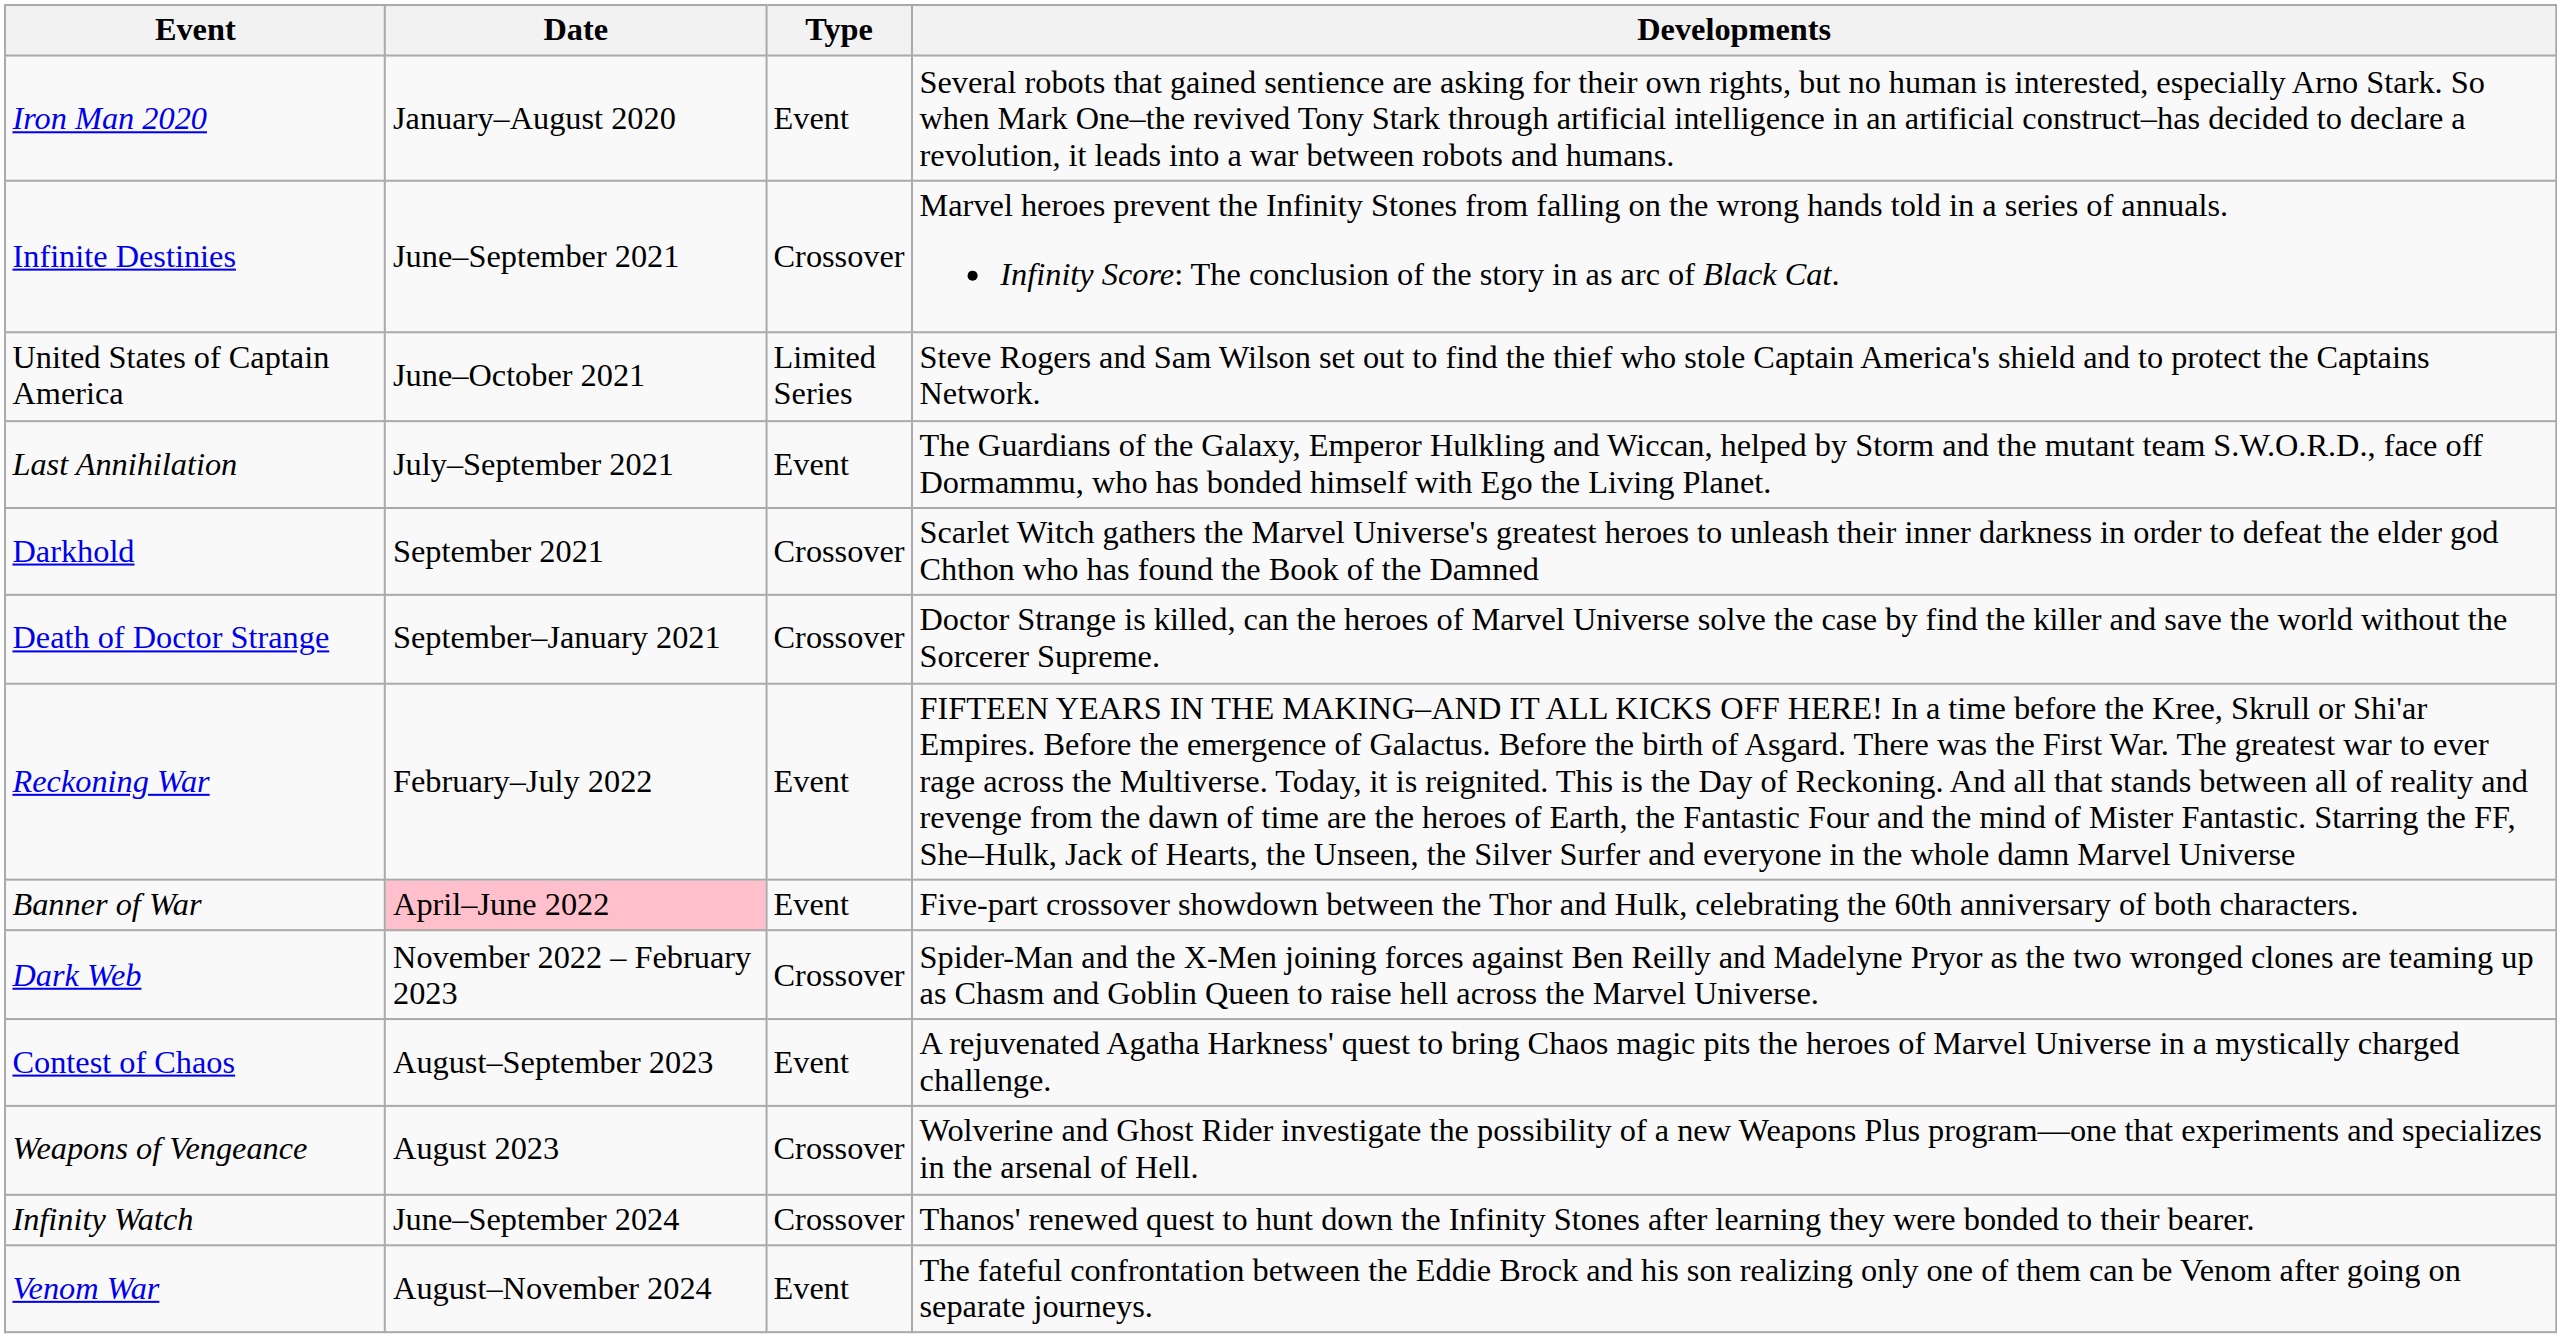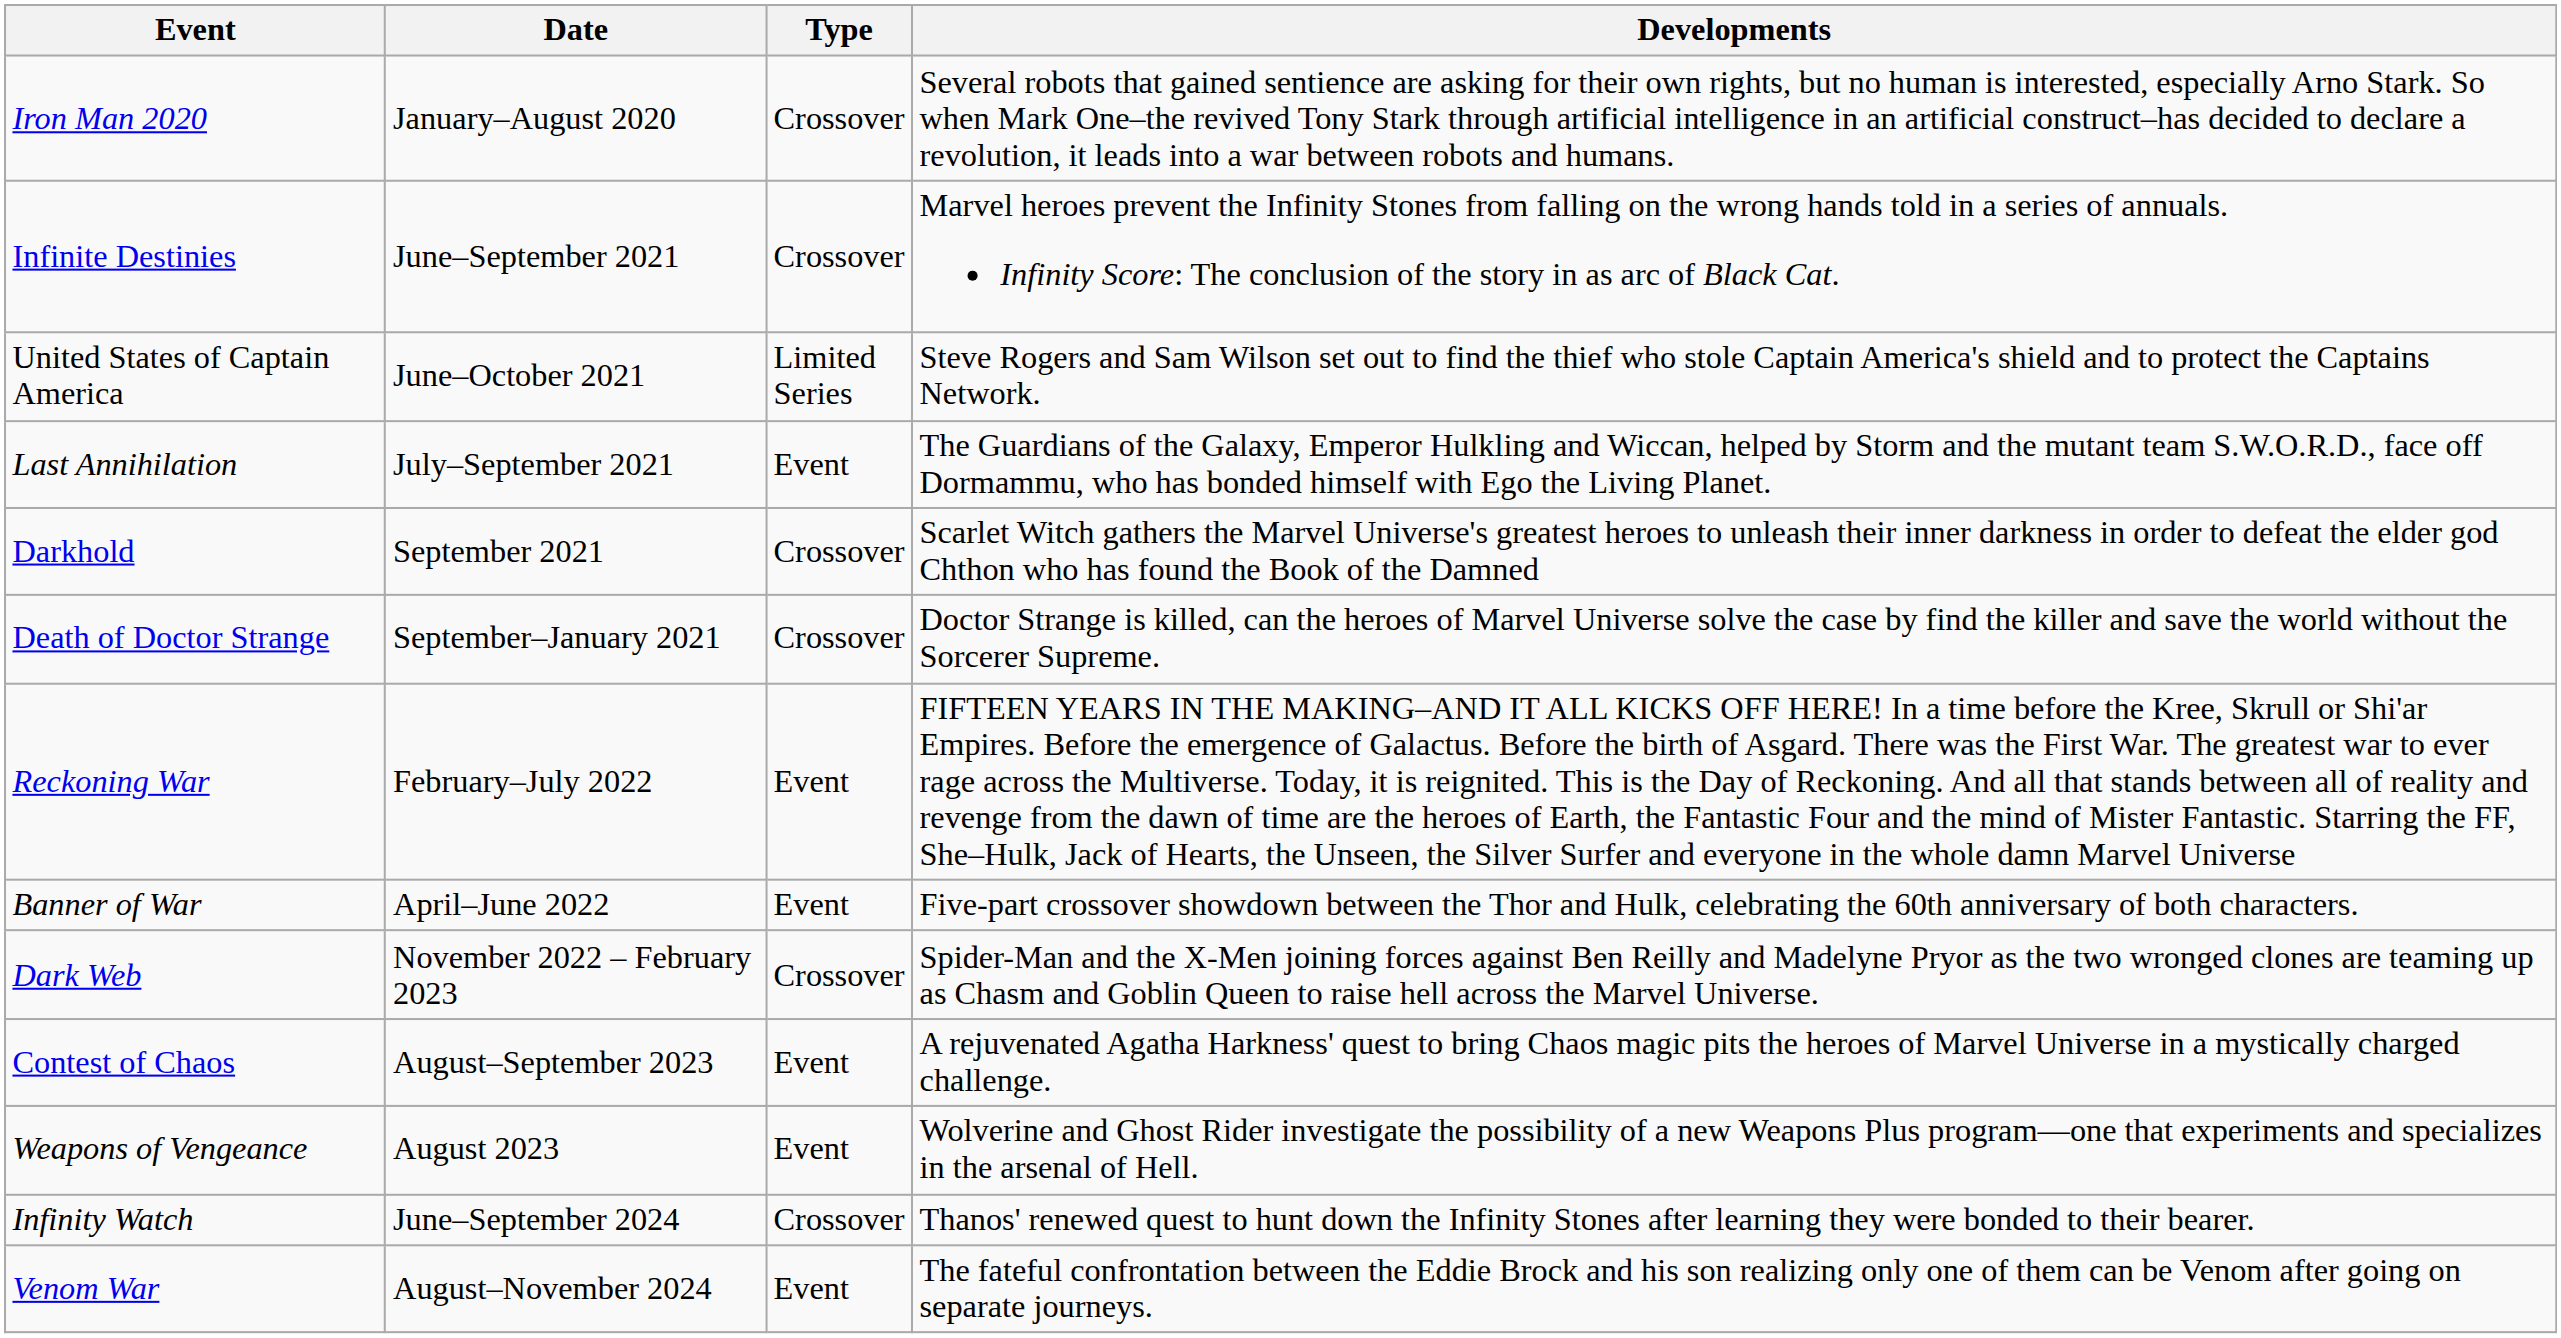(811, 117) Event -> (839, 117) Crossover
(501, 904) pink background -> (501, 904) no background
(839, 1149) Crossover -> (811, 1149) Event
